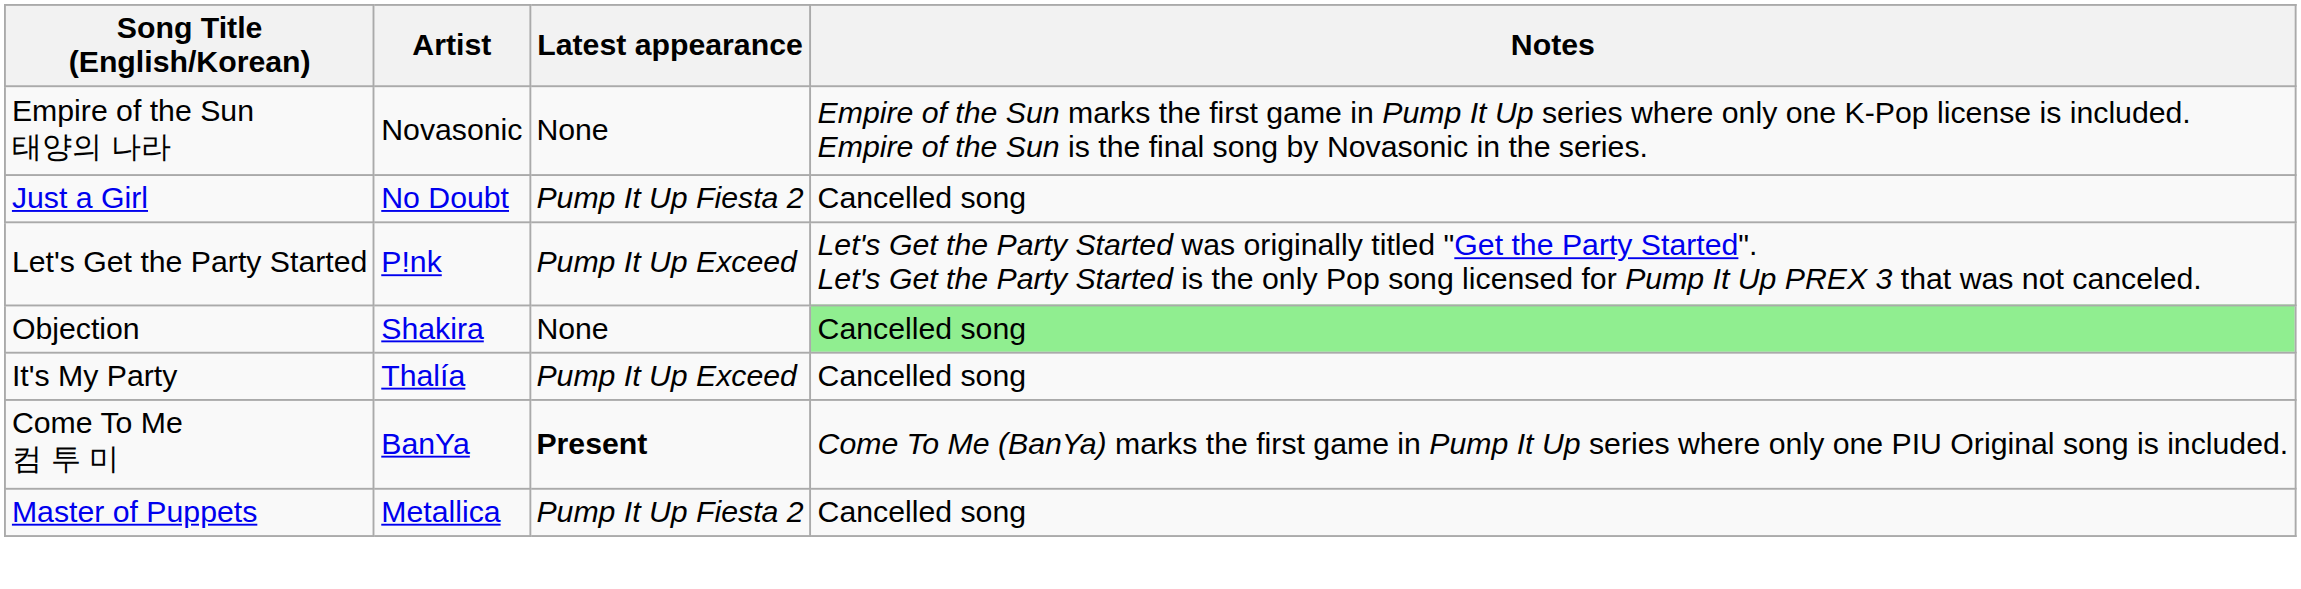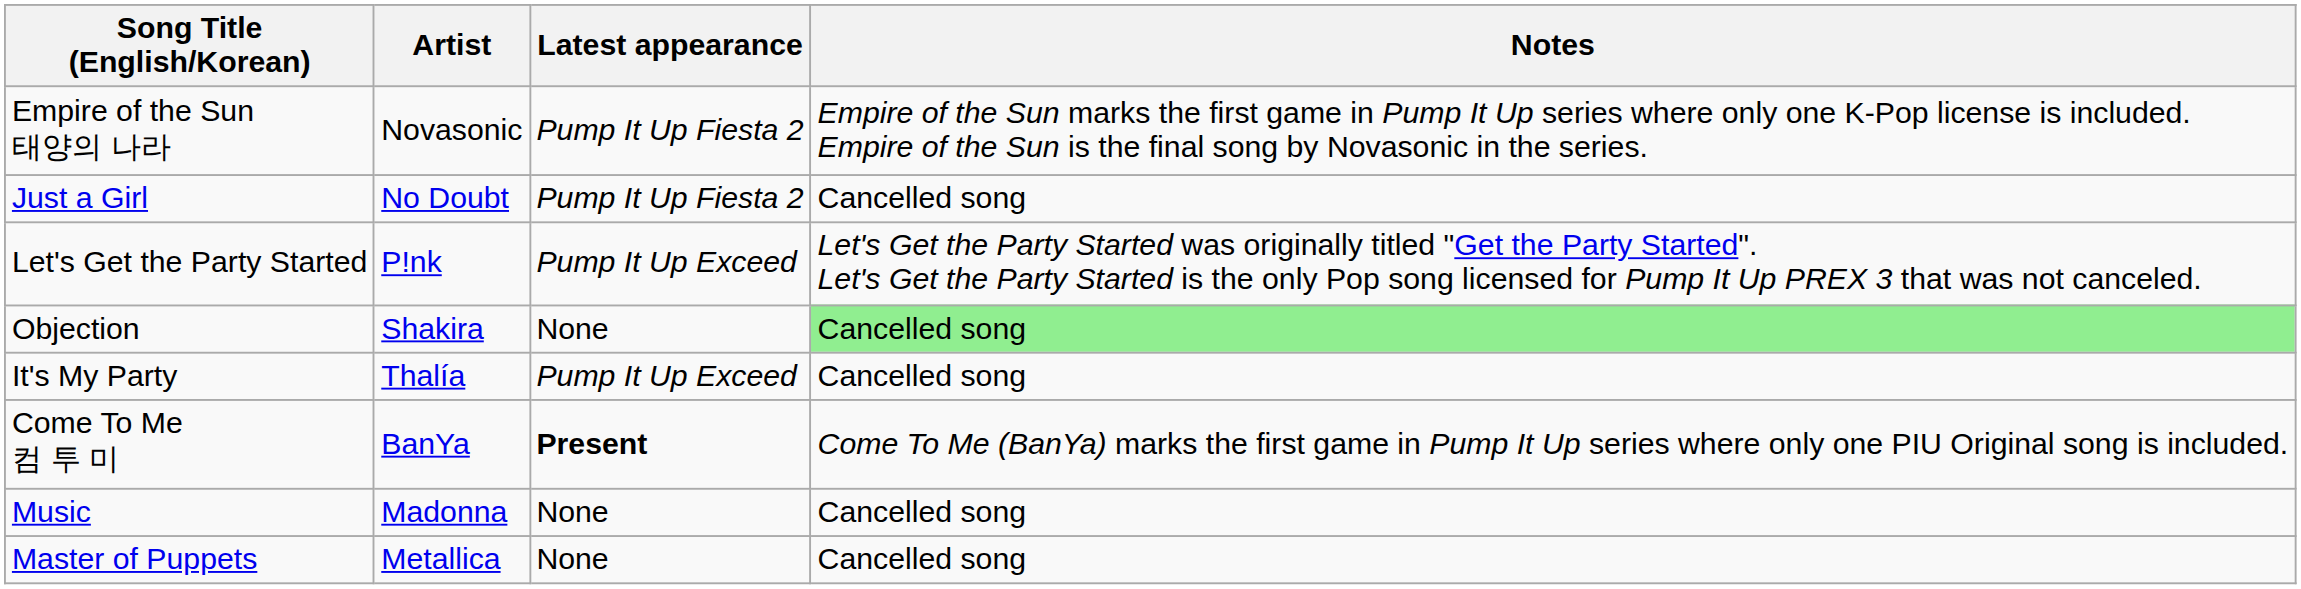(573, 130) None -> (670, 130) Pump It Up Fiesta 2
+ row: (51, 511)
(670, 511) Pump It Up Fiesta 2 -> (573, 559) None
